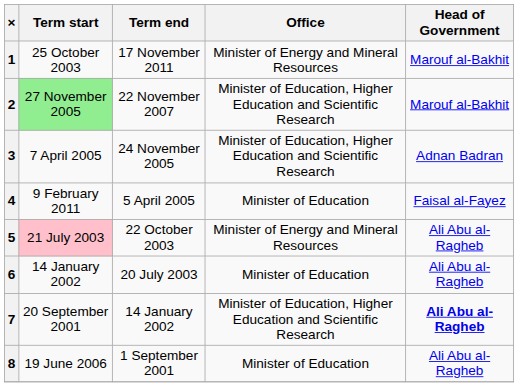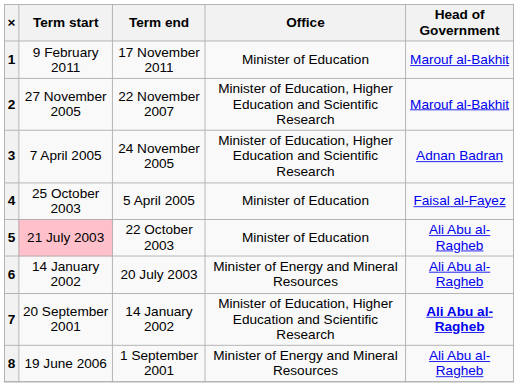(66, 59) 25 October 2003 -> (66, 59) 9 February 2011
(305, 59) Minister of Energy and Mineral Resources -> (305, 59) Minister of Education
(66, 104) lightgreen background -> (66, 104) no background
(66, 201) 9 February 2011 -> (66, 201) 25 October 2003
(305, 237) Minister of Energy and Mineral Resources -> (305, 237) Minister of Education
(305, 274) Minister of Education -> (305, 274) Minister of Energy and Mineral Resources
(305, 363) Minister of Education -> (305, 363) Minister of Energy and Mineral Resources
